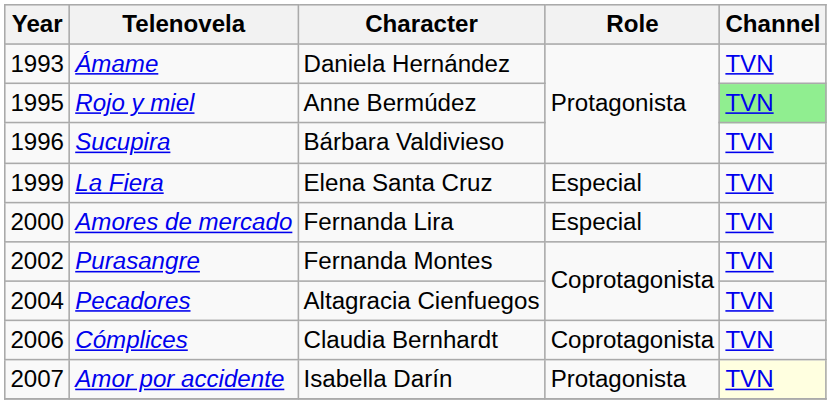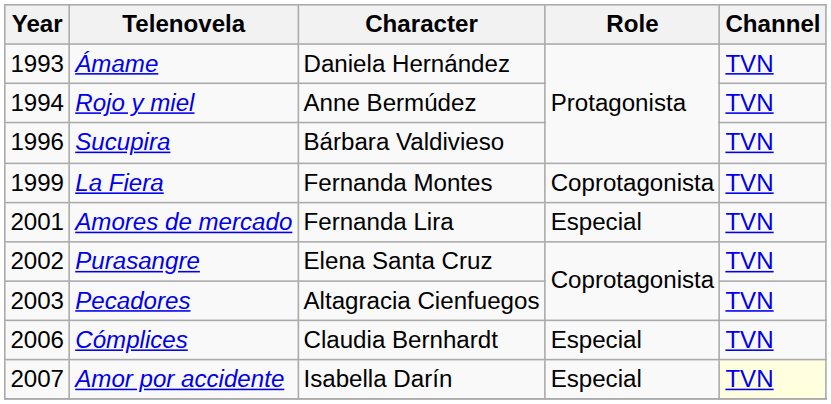(37, 103) 1995 -> (37, 103) 1994
(750, 103) lightgreen background -> (750, 103) no background
(398, 182) Elena Santa Cruz -> (398, 182) Fernanda Montes
(596, 182) Especial -> (632, 182) Coprotagonista
(37, 221) 2000 -> (37, 221) 2001
(398, 261) Fernanda Montes -> (398, 261) Elena Santa Cruz
(37, 300) 2004 -> (37, 300) 2003
(632, 340) Coprotagonista -> (596, 340) Especial
(618, 379) Protagonista -> (596, 379) Especial
